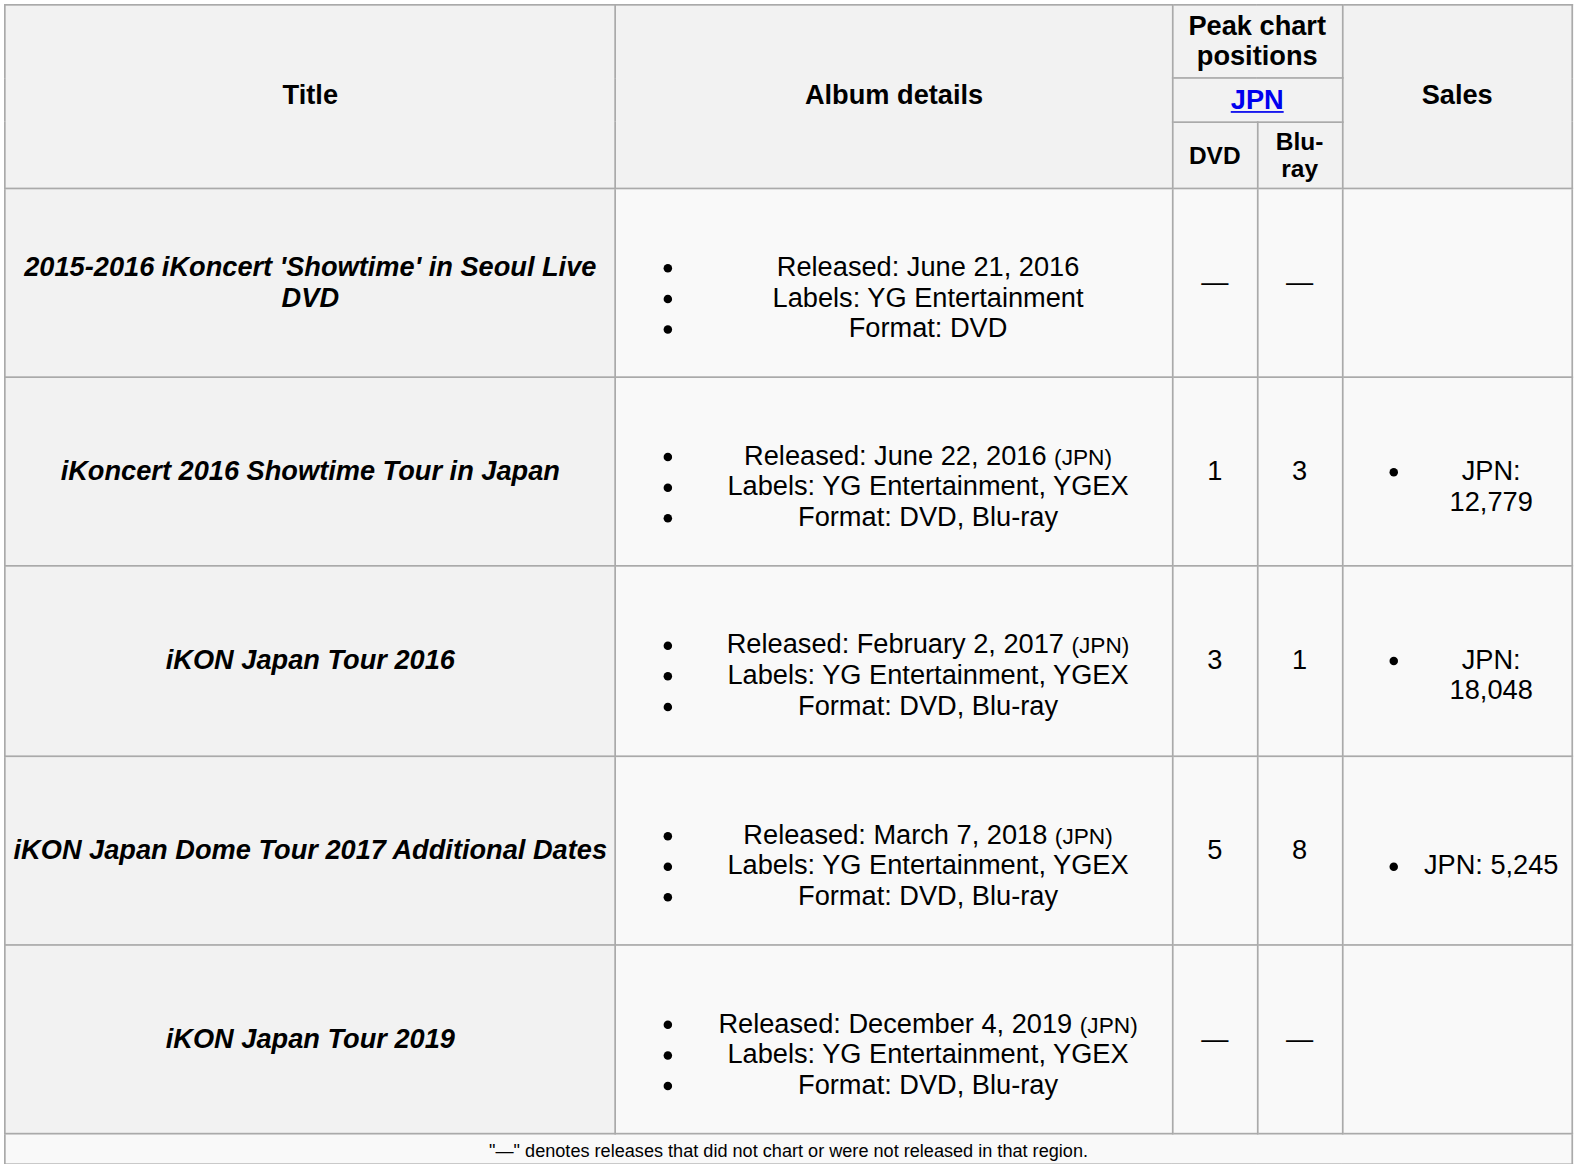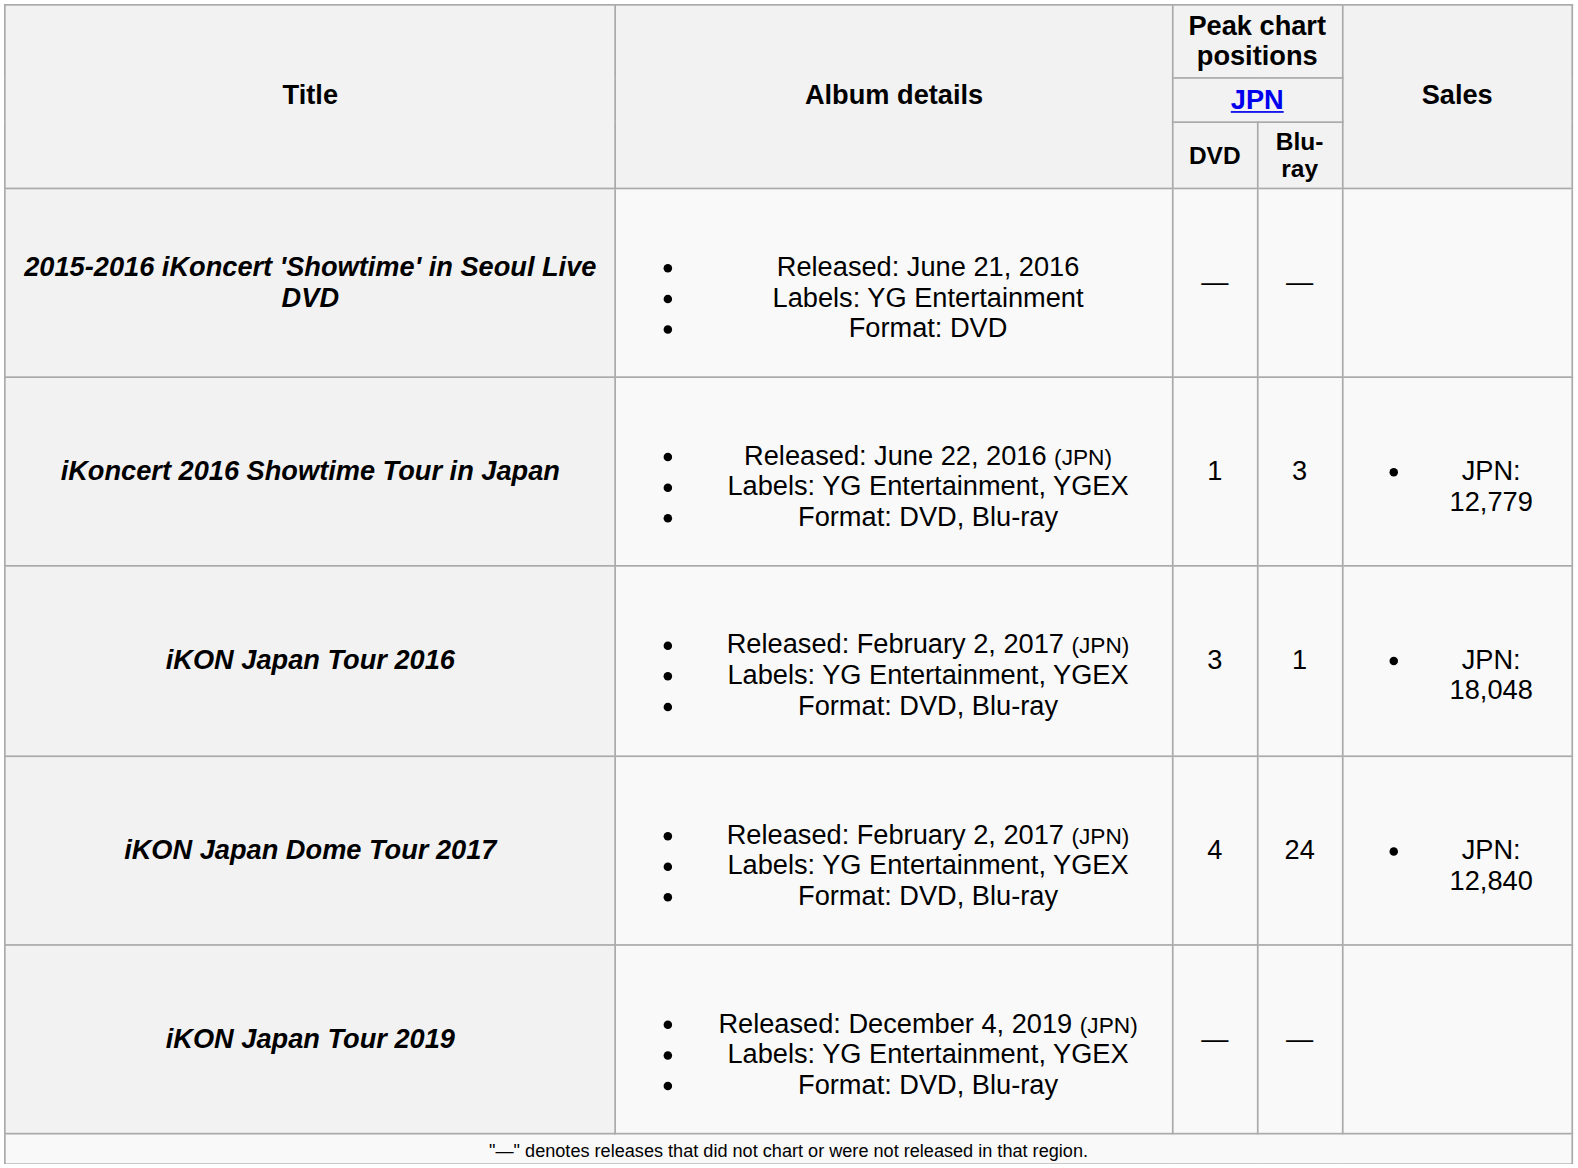+ row: (310, 849)
- row: (310, 849)
